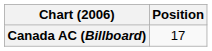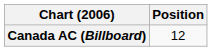(178, 35) 17 -> (178, 35) 12
